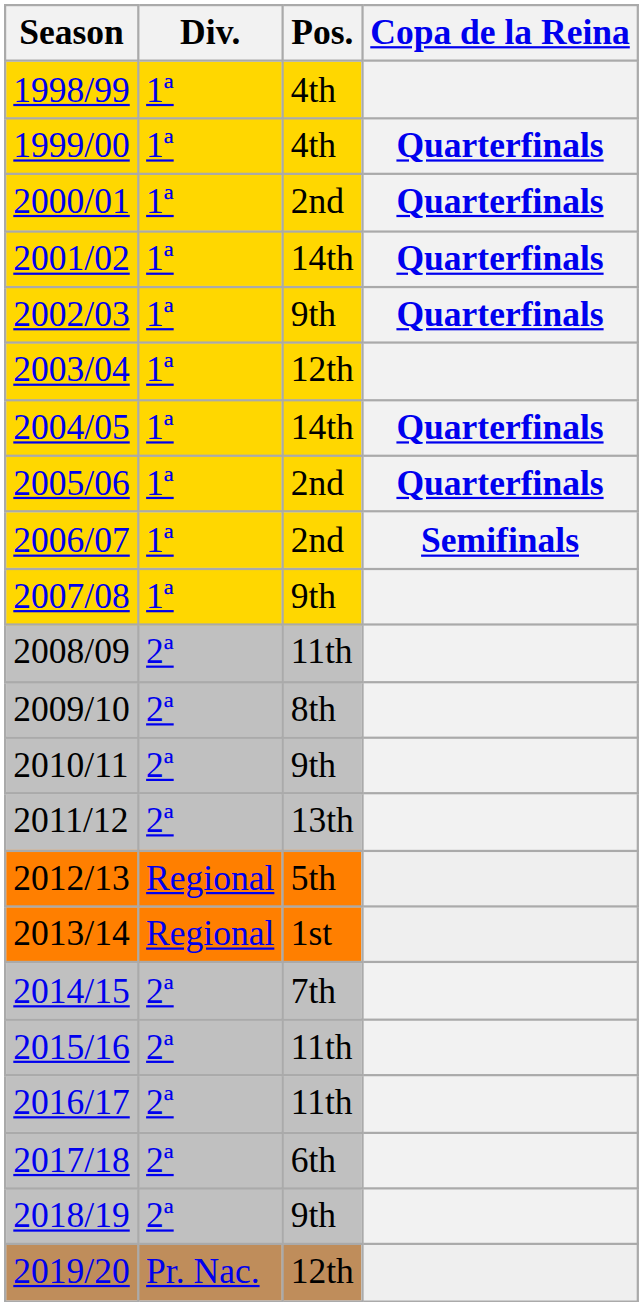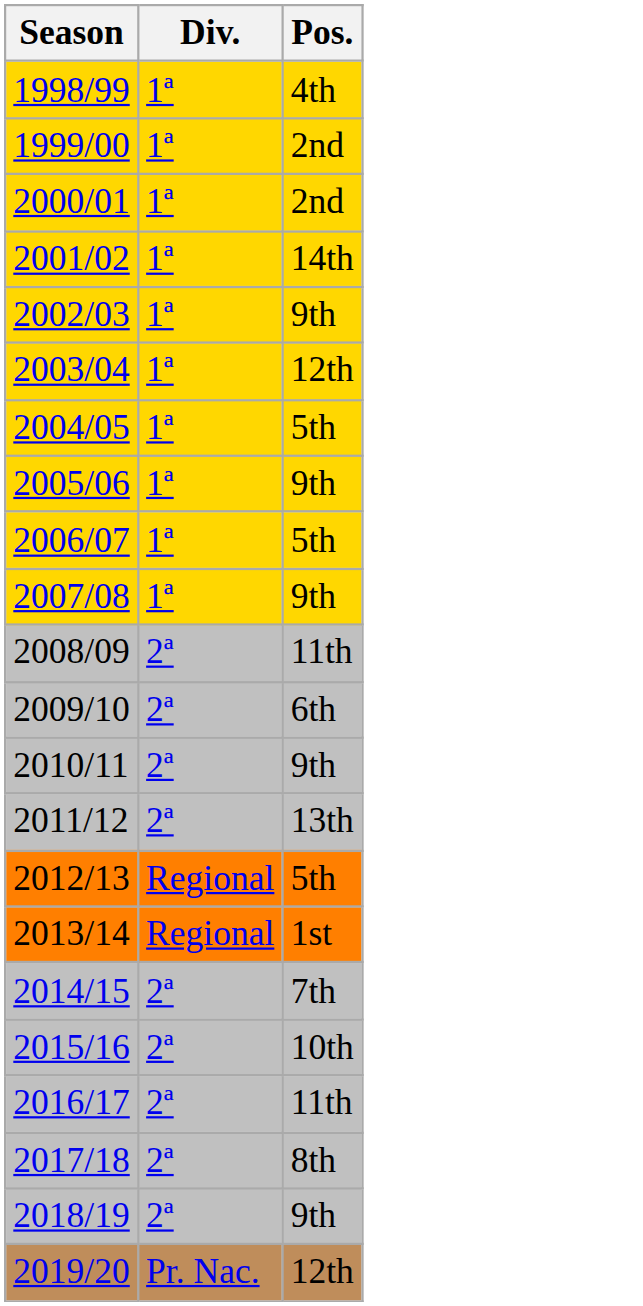- column: (500, 32)
(313, 145) 4th -> (317, 145) 2nd
(322, 426) 14th -> (313, 426) 5th
(317, 483) 2nd -> (313, 483) 9th
(317, 539) 2nd -> (313, 539) 5th
(313, 708) 8th -> (313, 708) 6th
(322, 1046) 11th -> (322, 1046) 10th
(313, 1159) 6th -> (313, 1159) 8th
